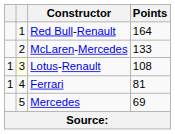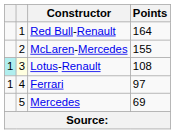(142, 48) 133 -> (142, 48) 155
(10, 66) no background -> (10, 66) paleturquoise background
(139, 84) 81 -> (139, 84) 97
